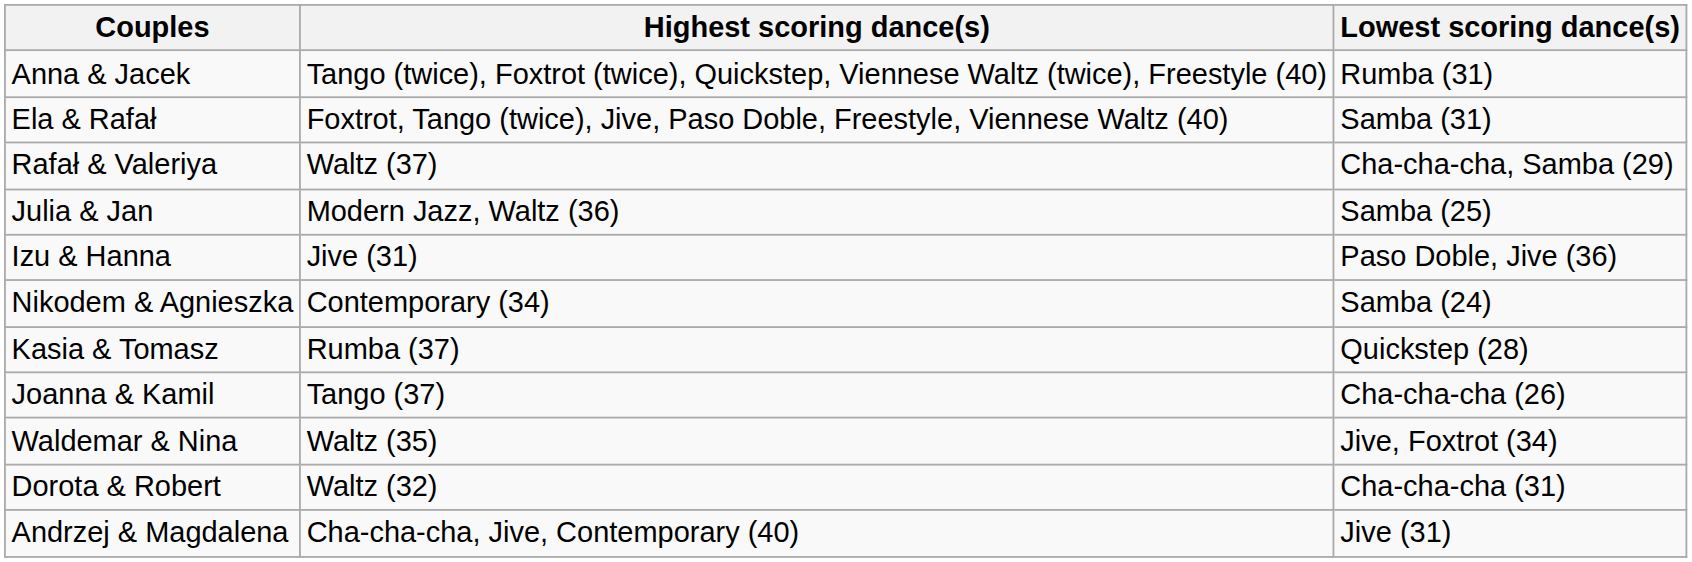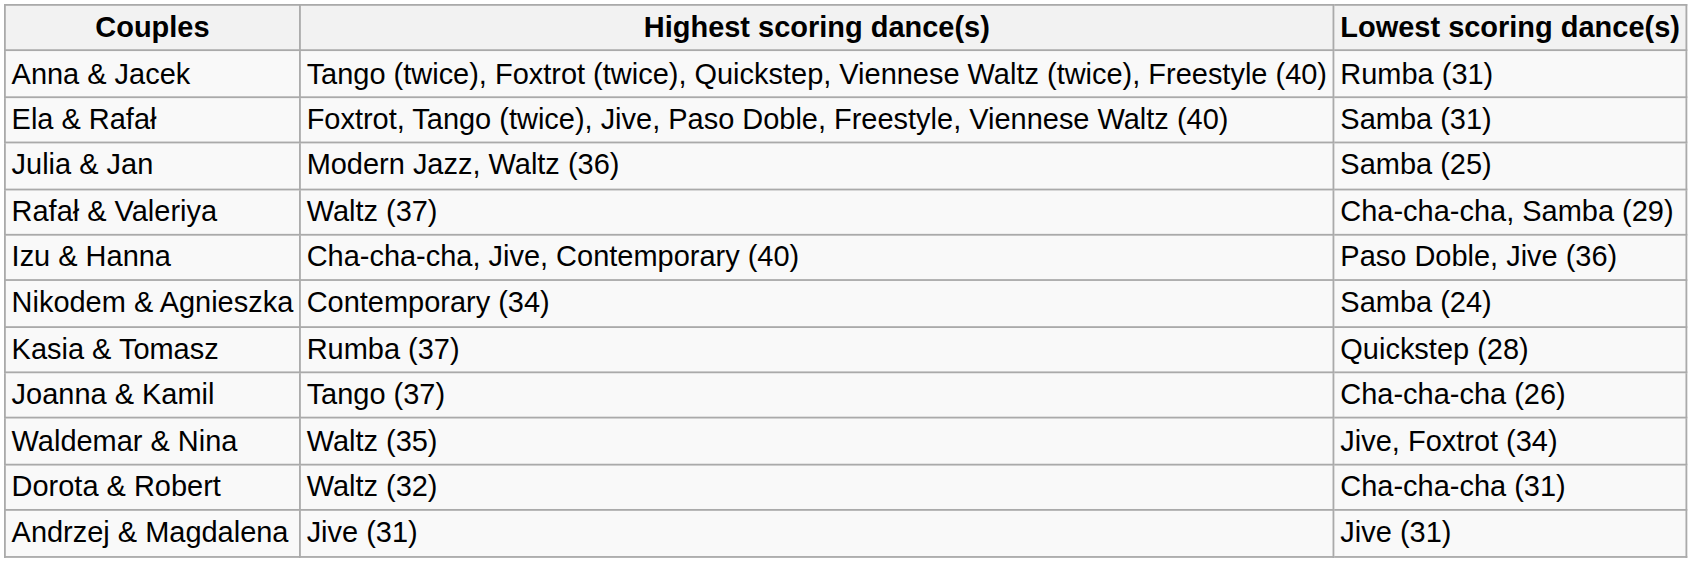rows swapped: (82, 211) <-> (114, 165)
(362, 257) Jive (31) -> (553, 257) Cha-cha-cha, Jive, Contemporary (40)
(553, 532) Cha-cha-cha, Jive, Contemporary (40) -> (362, 532) Jive (31)
